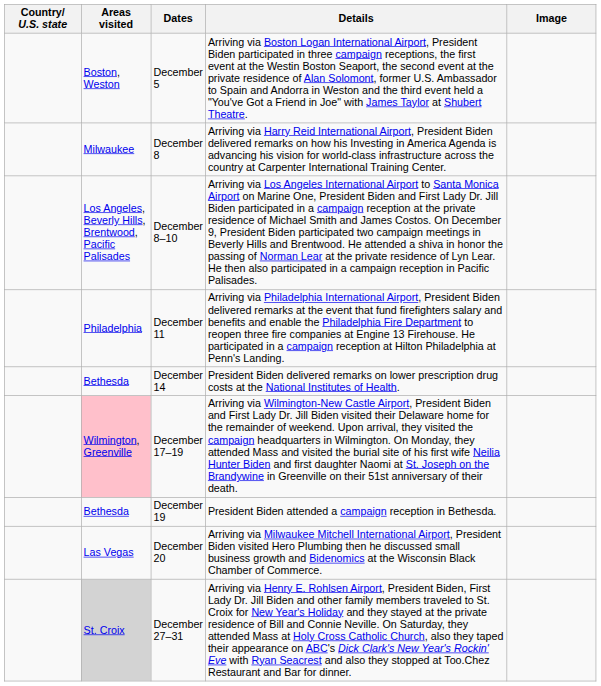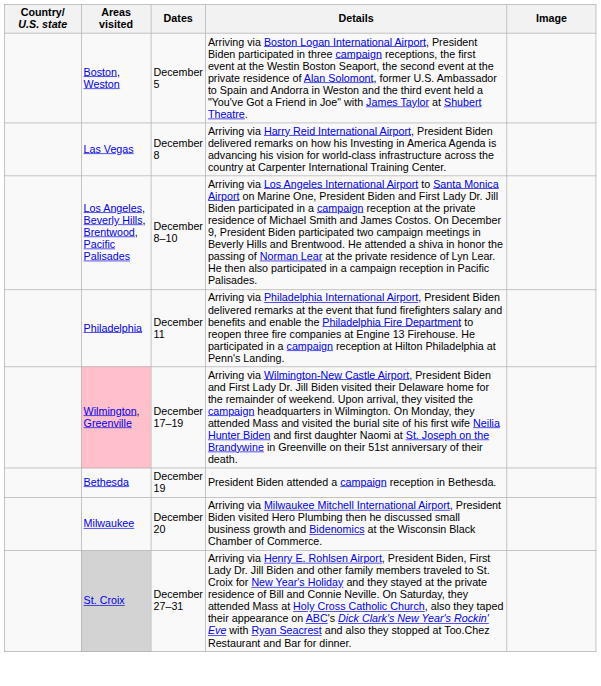(109, 149) Milwaukee -> (109, 149) Las Vegas
- row: (178, 381)
(109, 553) Las Vegas -> (109, 523) Milwaukee
